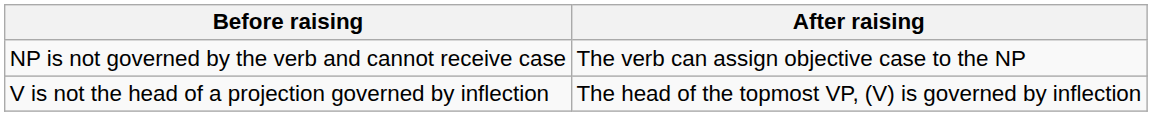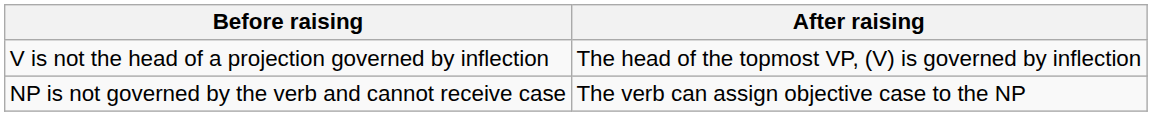rows swapped: (279, 93) <-> (288, 57)
